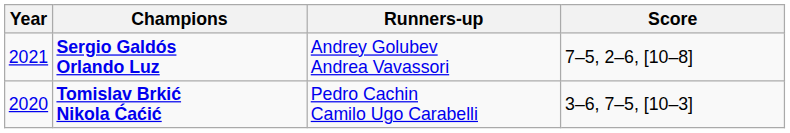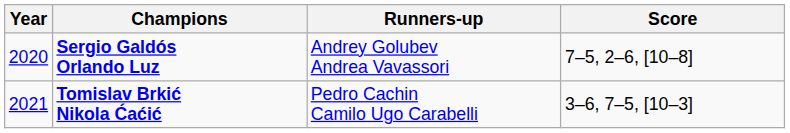(28, 57) 2021 -> (28, 57) 2020
(28, 104) 2020 -> (28, 104) 2021
